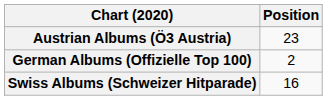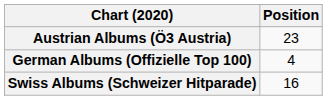(291, 60) 2 -> (291, 60) 4
